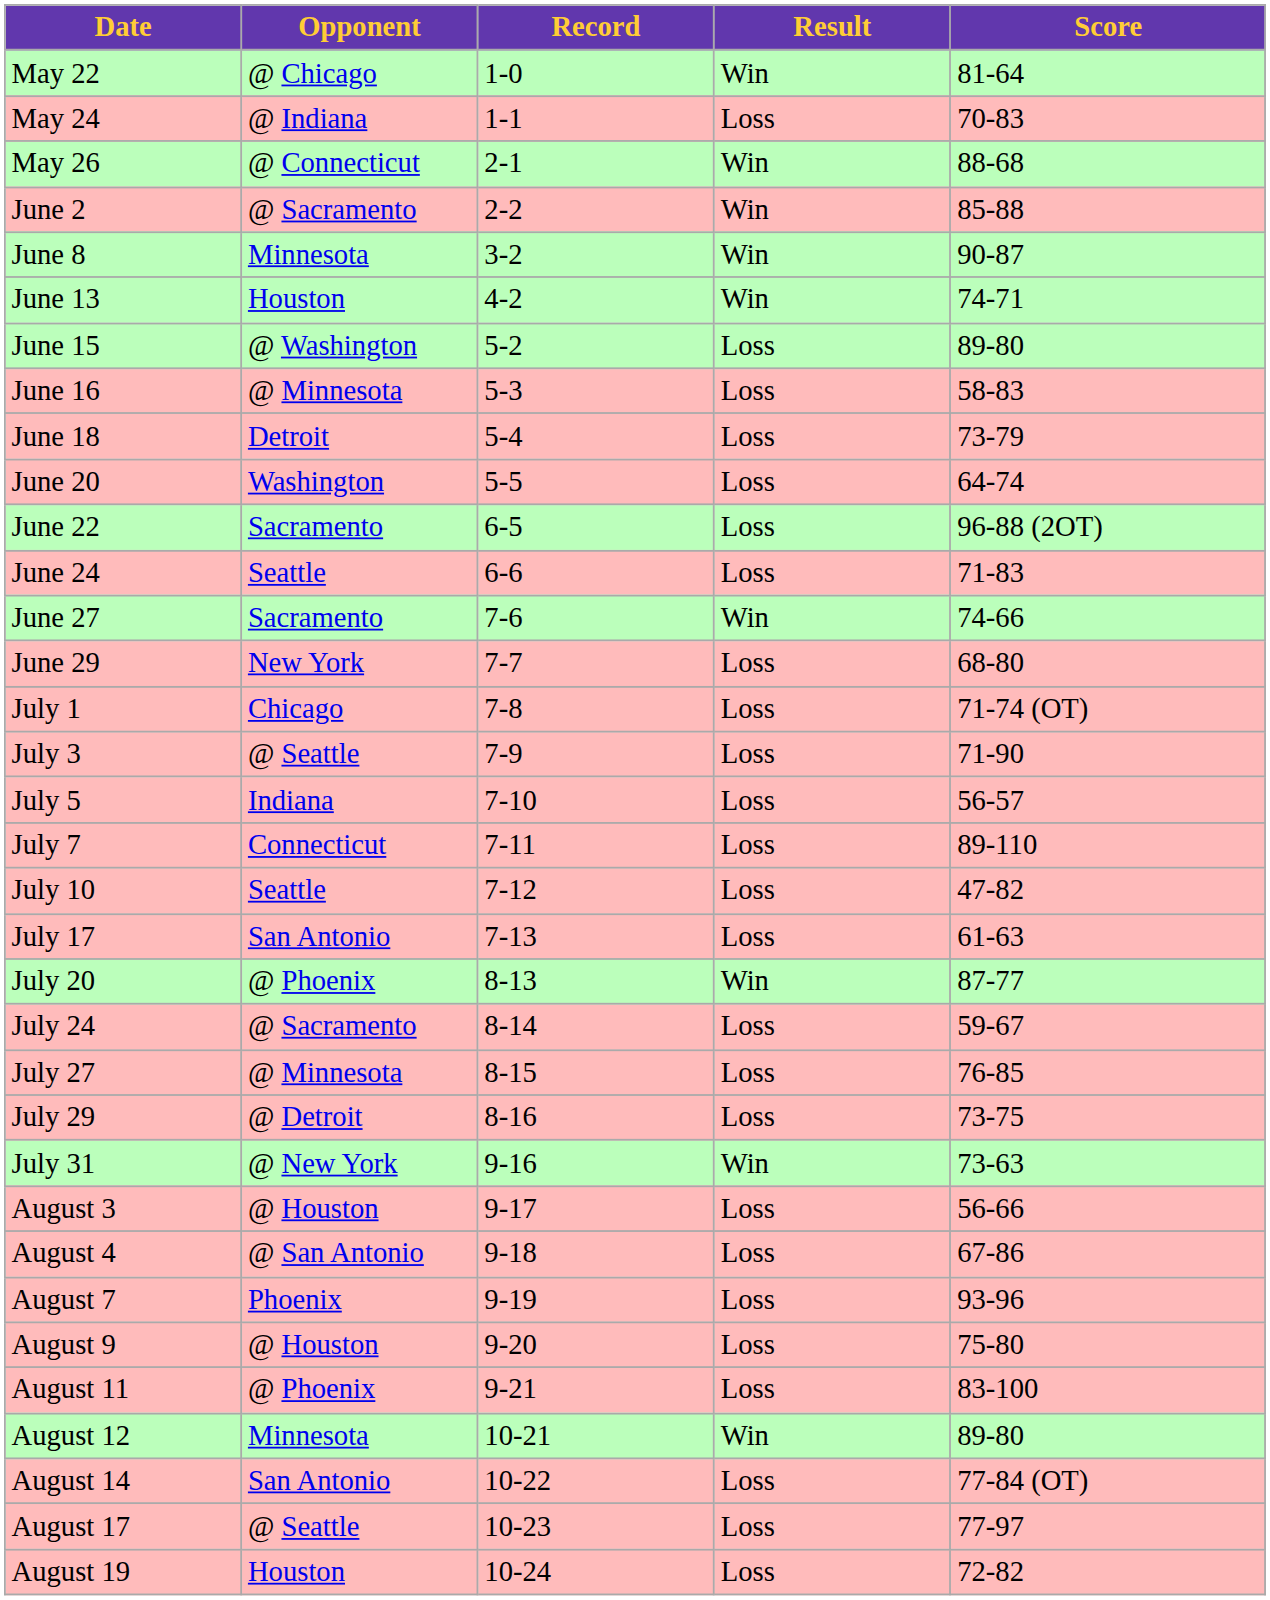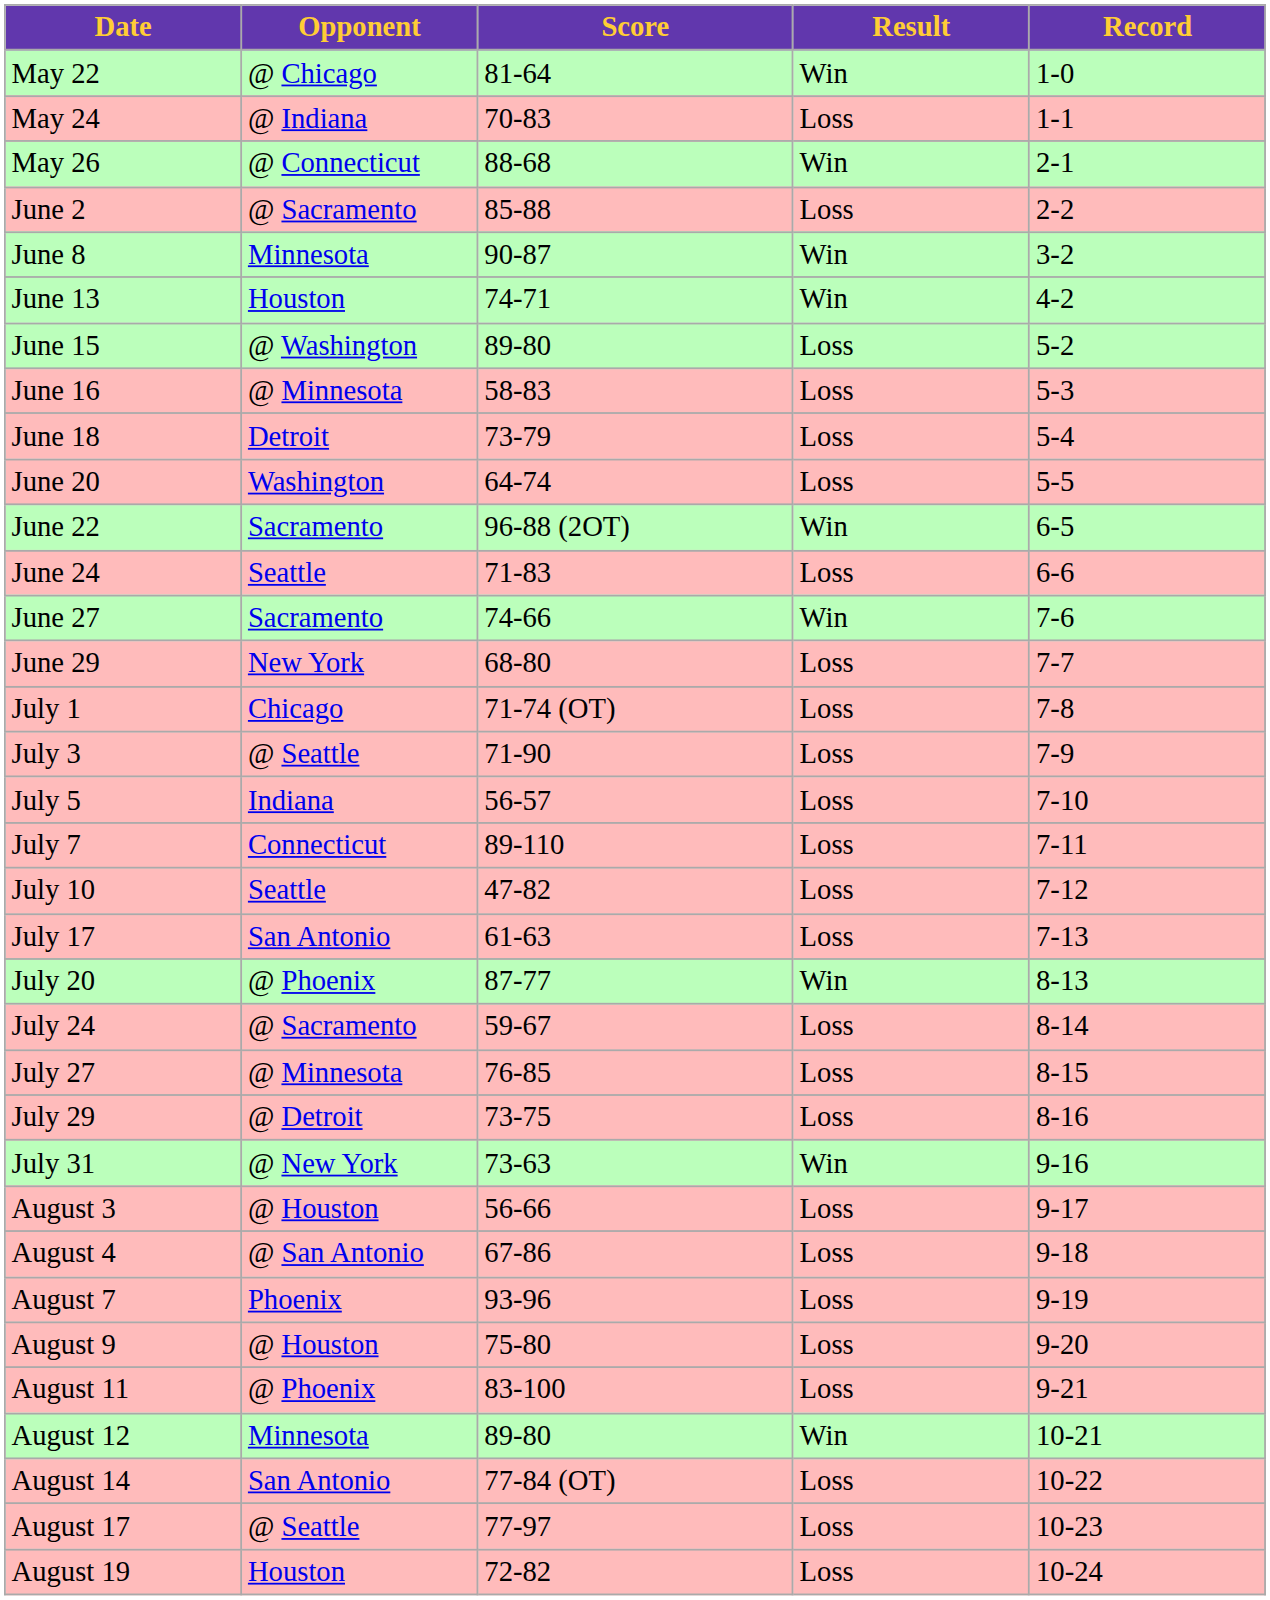columns swapped: (1108, 27) <-> (596, 27)
(745, 208) Win -> (827, 208) Loss
(748, 526) Loss -> (824, 526) Win
